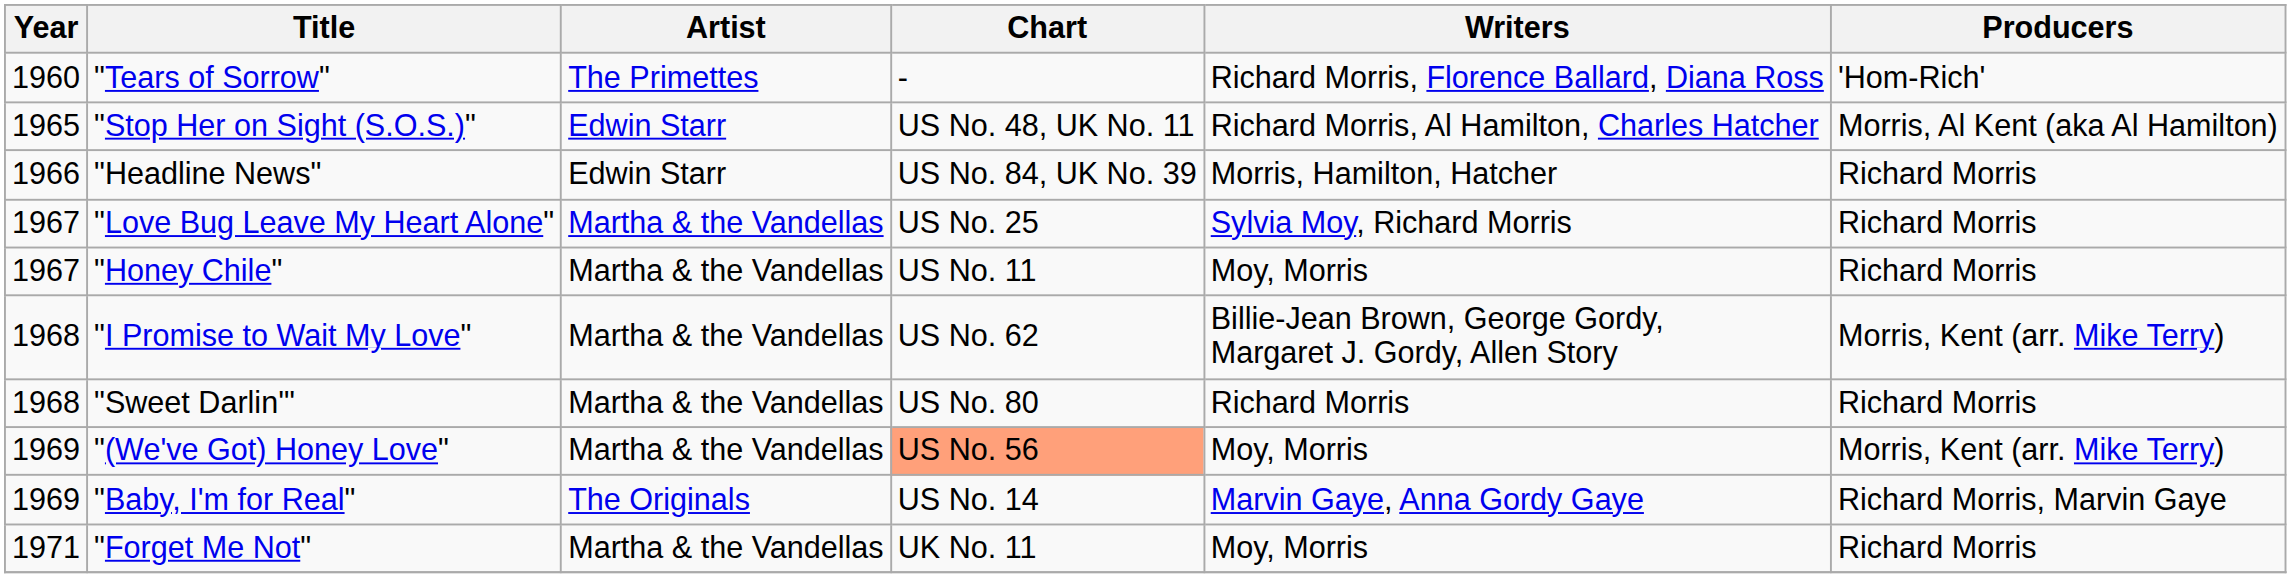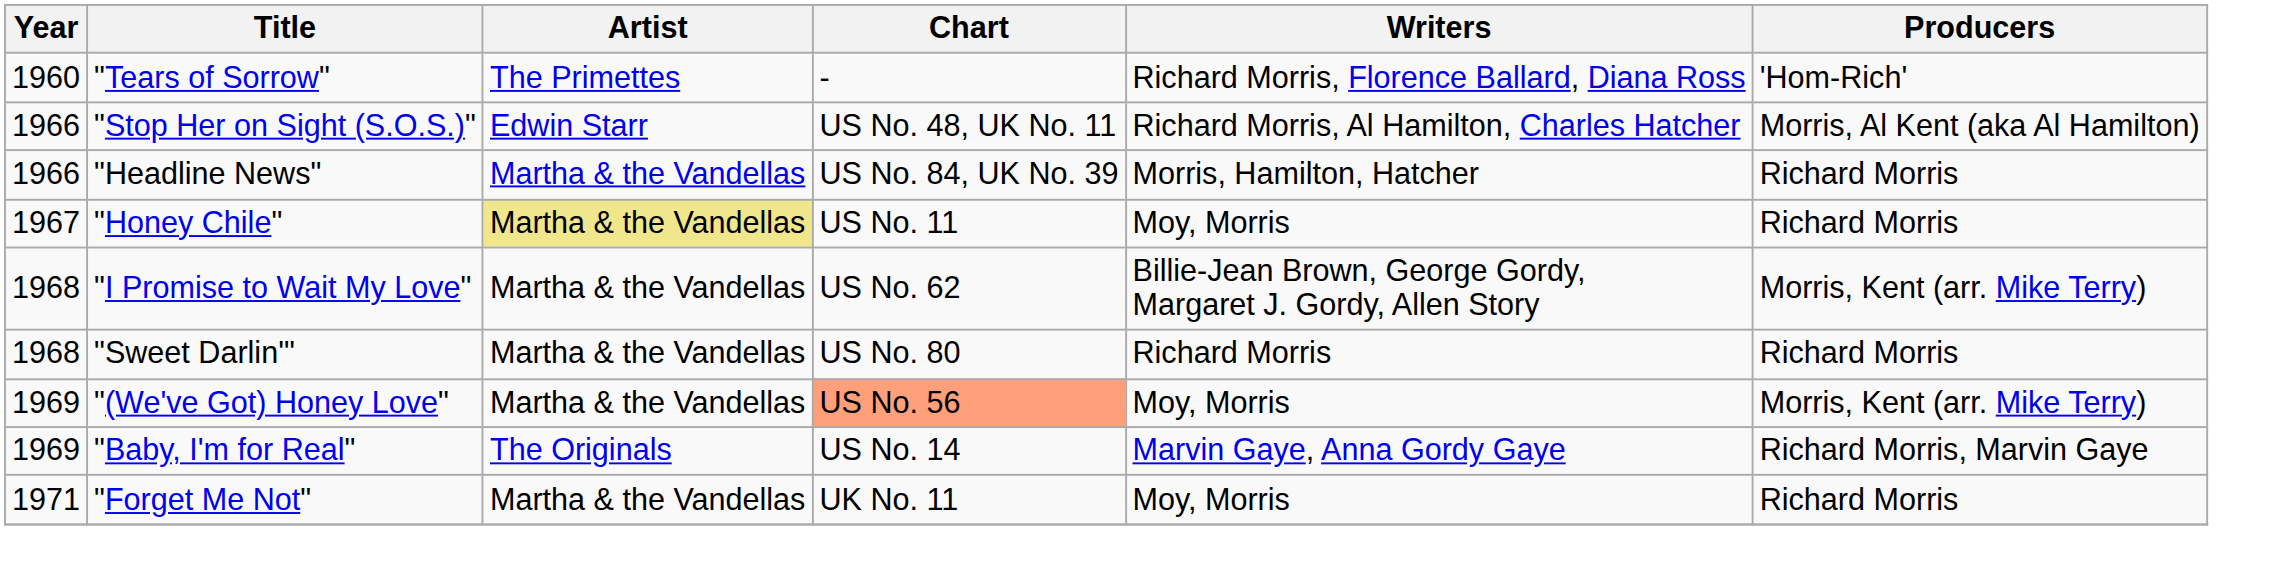(46, 125) 1965 -> (46, 125) 1966
(647, 174) Edwin Starr -> (648, 174) Martha & the Vandellas
- row: (324, 222)
(726, 271) no background -> (648, 222) khaki background
